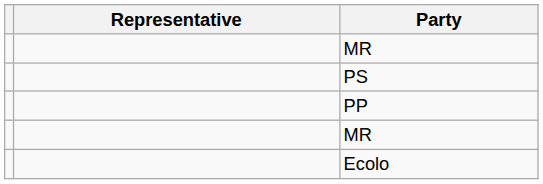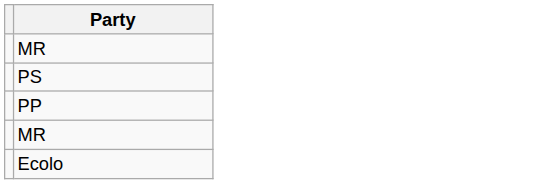- column: (176, 19)
